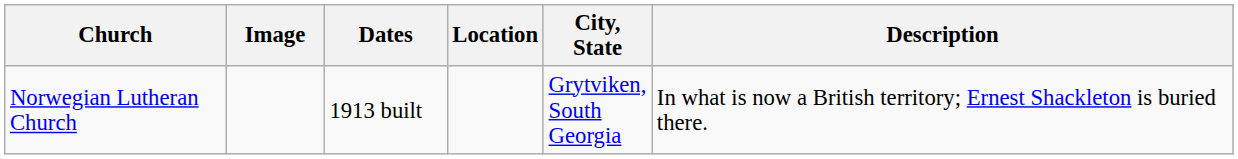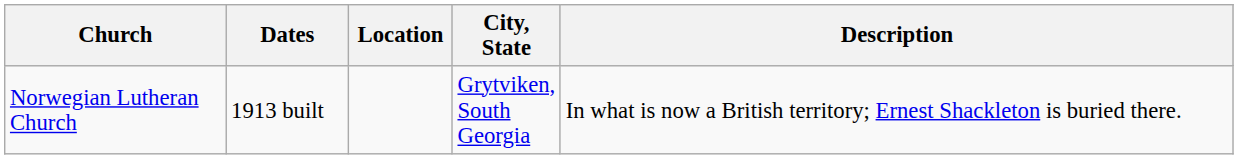- column: (275, 35)
